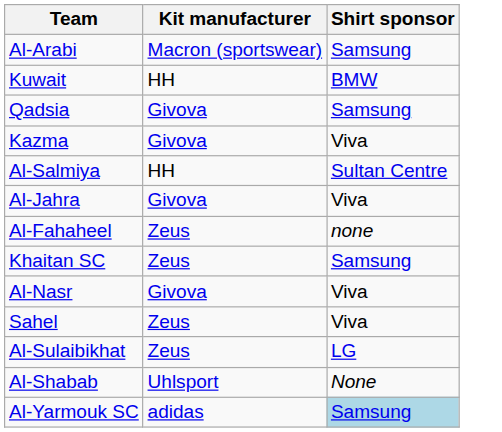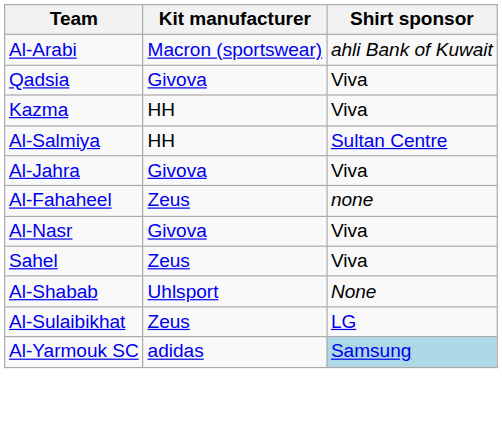(371, 49) Samsung -> (412, 49) ahli Bank of Kuwait
- row: (38, 79)
(371, 110) Samsung -> (349, 79) Viva
(177, 140) Givova -> (161, 110) HH
- row: (57, 261)
rows swapped: (67, 351) <-> (53, 381)
